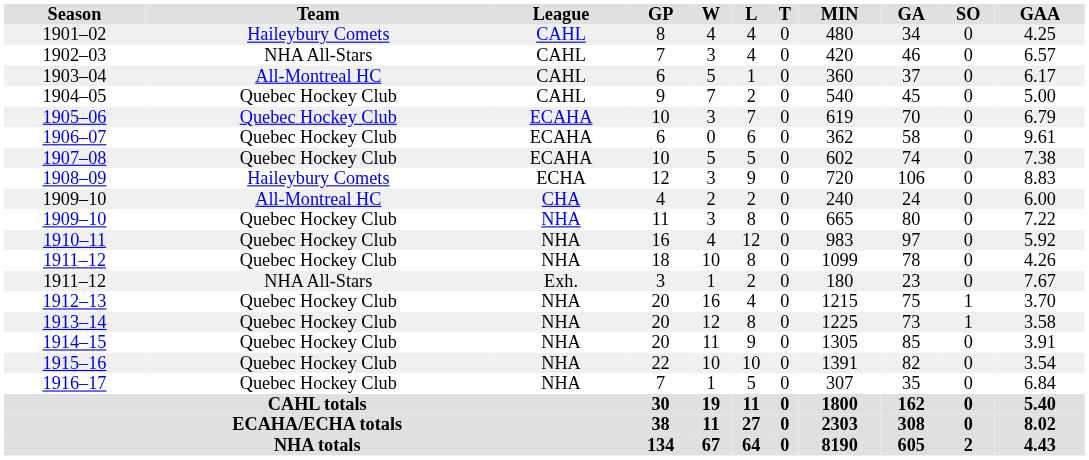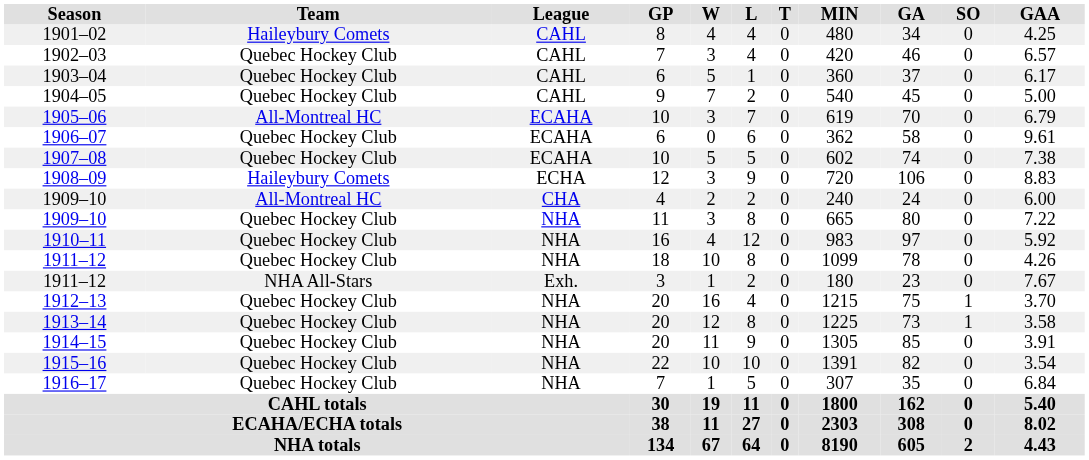(318, 55) NHA All-Stars -> (318, 55) Quebec Hockey Club
(318, 75) All-Montreal HC -> (318, 75) Quebec Hockey Club
(318, 116) Quebec Hockey Club -> (318, 116) All-Montreal HC
